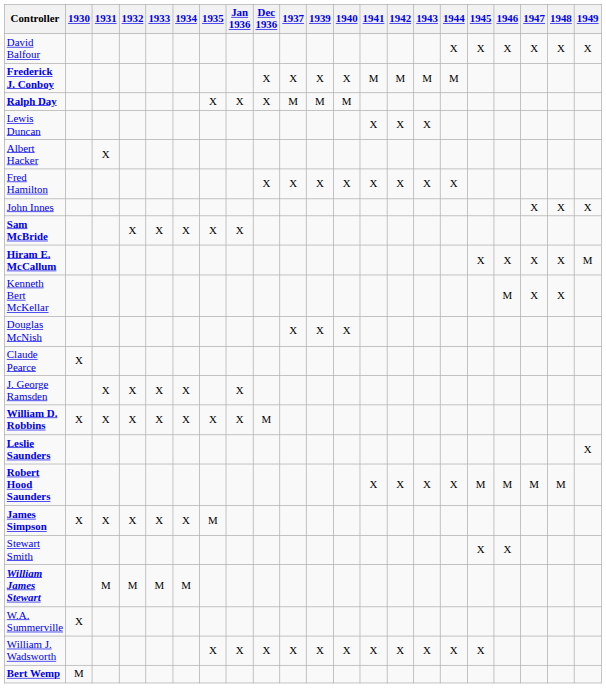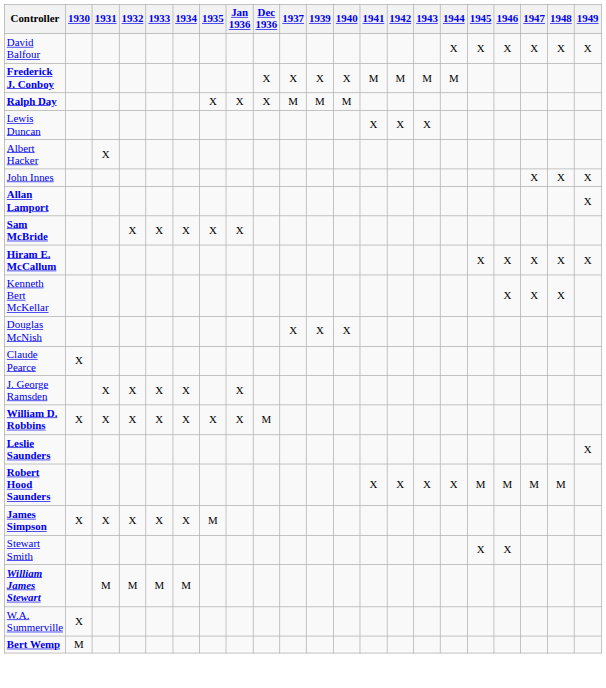- row: (27, 183)
+ row: (28, 201)
(588, 260) M -> (588, 260) X
(507, 295) M -> (507, 295) X
- row: (31, 650)
